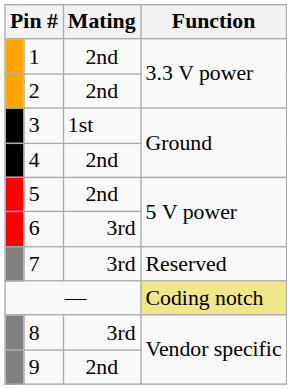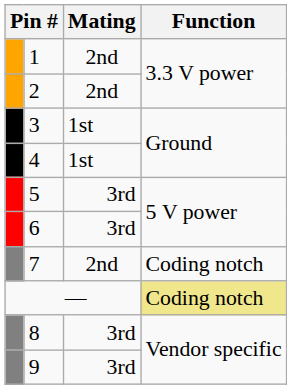(102, 159) 2nd -> (81, 159) 1st
(102, 194) 2nd -> (121, 194) 3rd
(121, 263) 3rd -> (102, 263) 2nd
(186, 263) Reserved -> (205, 263) Coding notch
(102, 366) 2nd -> (121, 366) 3rd
